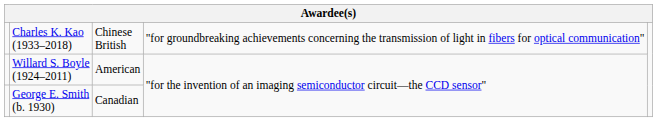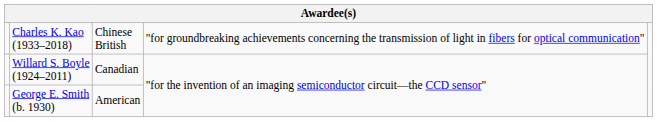(118, 69) American -> (117, 69) Canadian
(117, 100) Canadian -> (118, 100) American
